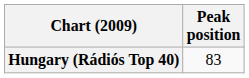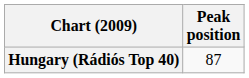(214, 60) 83 -> (214, 60) 87
